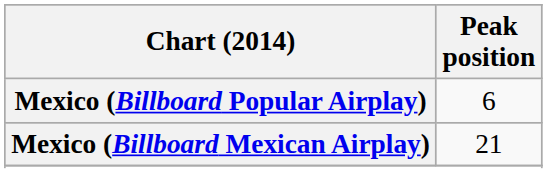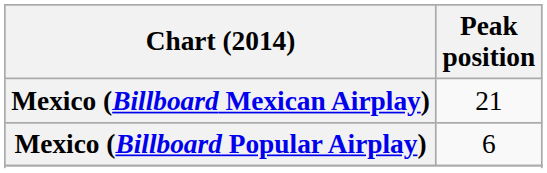rows swapped: (221, 143) <-> (221, 100)
